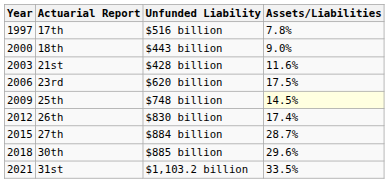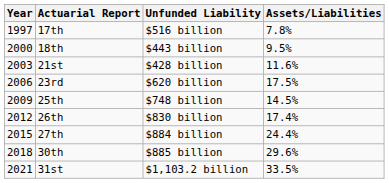(279, 48) 9.0% -> (279, 48) 9.5%
(282, 100) lightyellow background -> (282, 100) no background
(282, 135) 28.7% -> (282, 135) 24.4%
